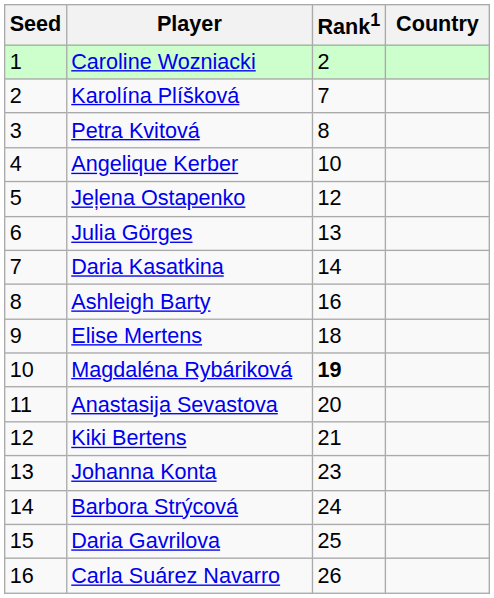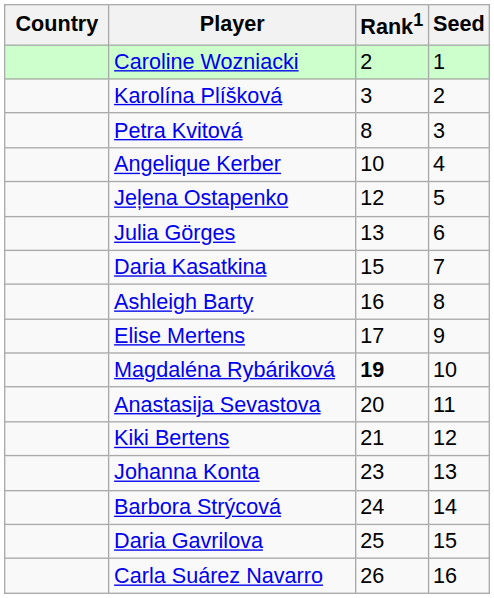columns swapped: (437, 24) <-> (35, 24)
(323, 95) 7 -> (366, 95) 3
(329, 267) 14 -> (372, 267) 15
(329, 335) 18 -> (372, 335) 17
